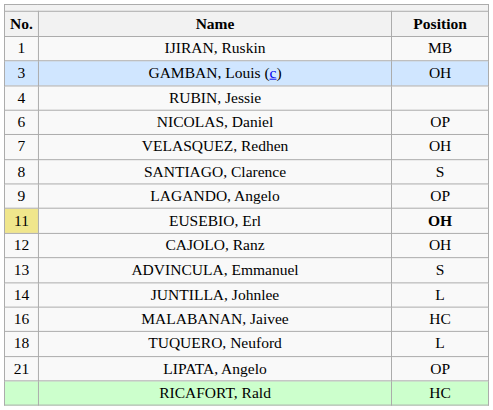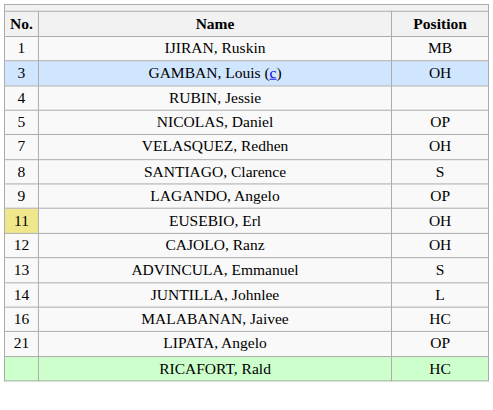(21, 122) 6 -> (21, 122) 5
(440, 220) bold -> (440, 220) normal
- row: (215, 343)
